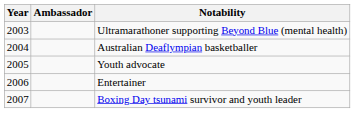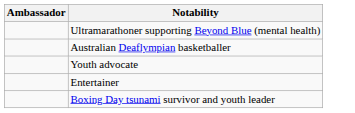- column: (18, 13)
